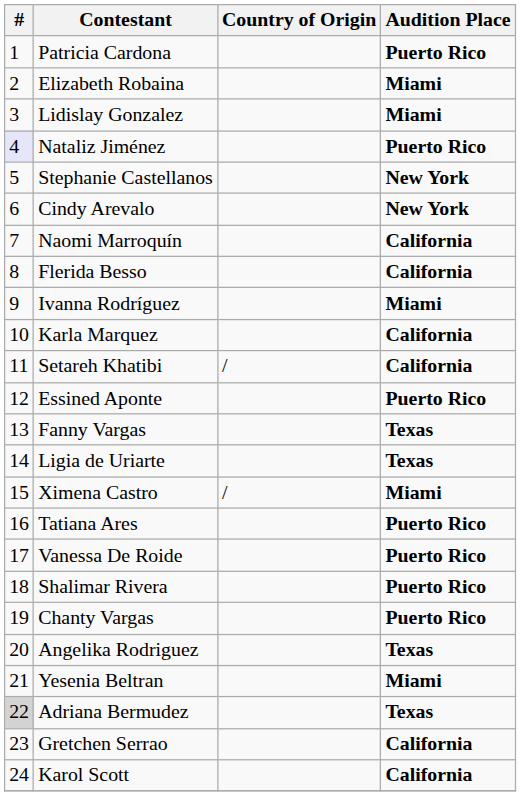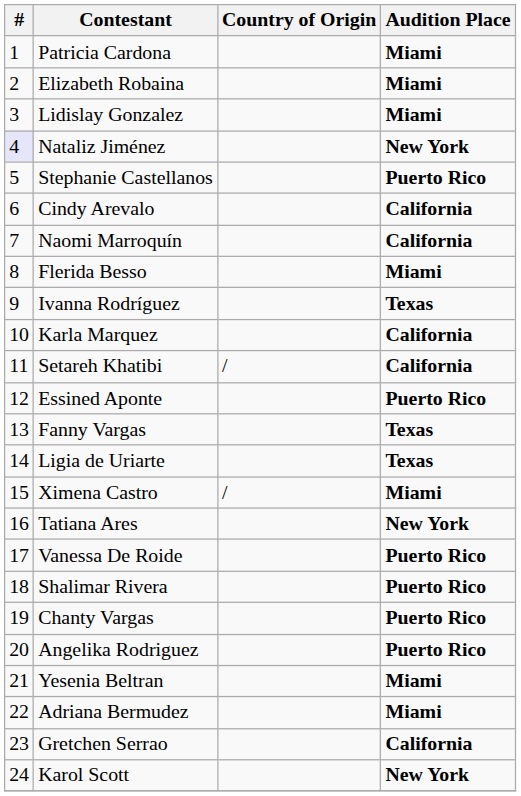(436, 51) Puerto Rico -> (414, 51) Miami
(436, 146) Puerto Rico -> (427, 146) New York
(427, 177) New York -> (436, 177) Puerto Rico
(427, 209) New York -> (429, 209) California
(429, 271) California -> (414, 271) Miami
(414, 303) Miami -> (409, 303) Texas
(436, 523) Puerto Rico -> (427, 523) New York
(409, 649) Texas -> (436, 649) Puerto Rico
(19, 712) lightgrey background -> (19, 712) no background
(409, 712) Texas -> (414, 712) Miami
(429, 775) California -> (427, 775) New York
